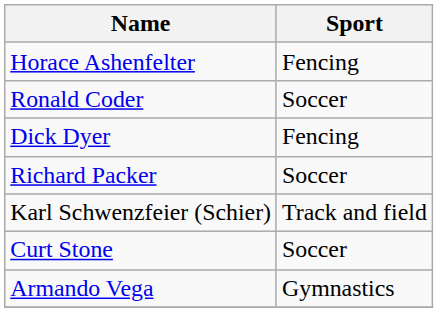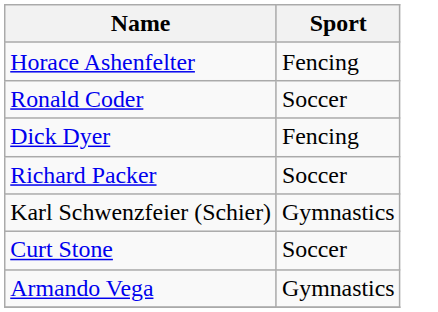(354, 212) Track and field -> (338, 212) Gymnastics
